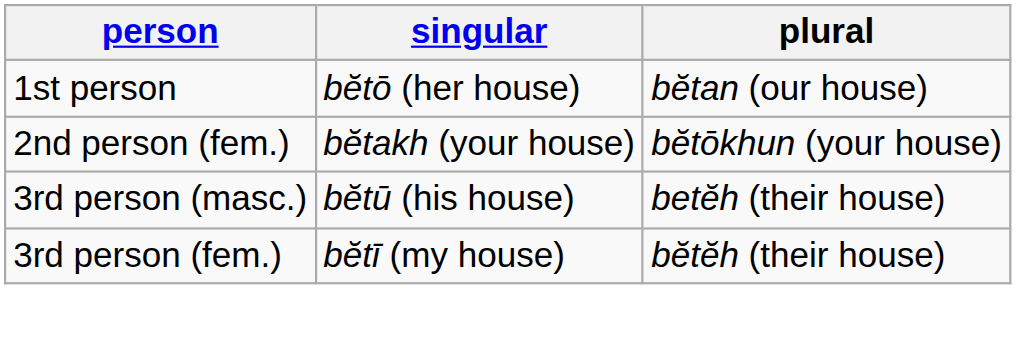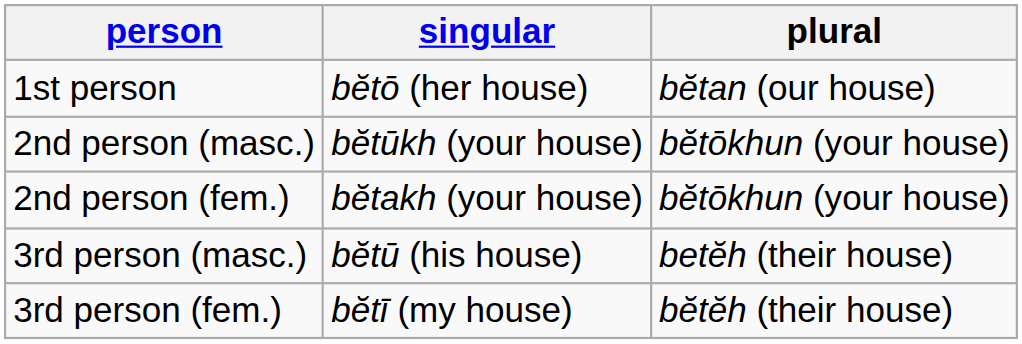+ row: (164, 143)
